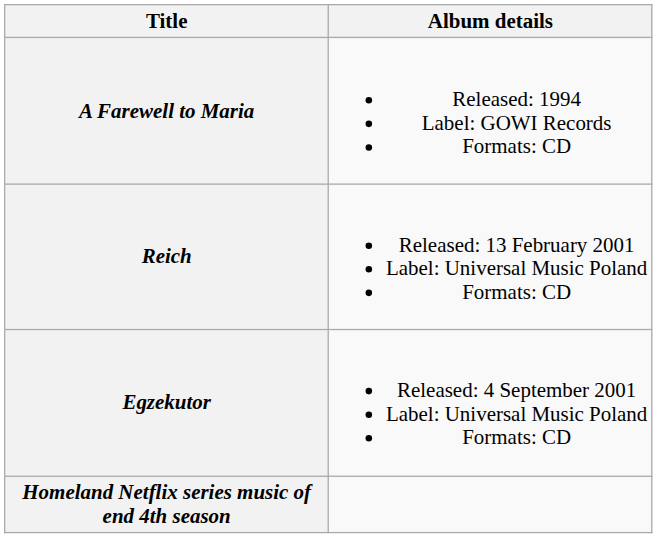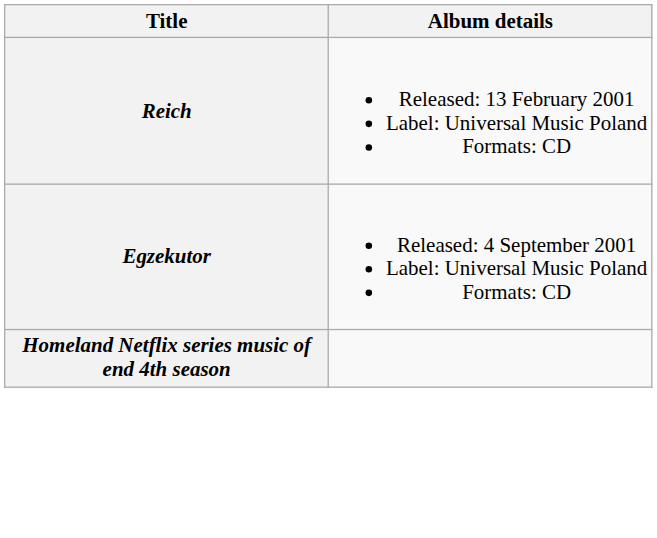- row: (167, 110)
